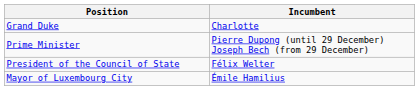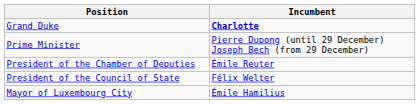(235, 26) normal -> (235, 26) bold
+ row: (101, 64)
